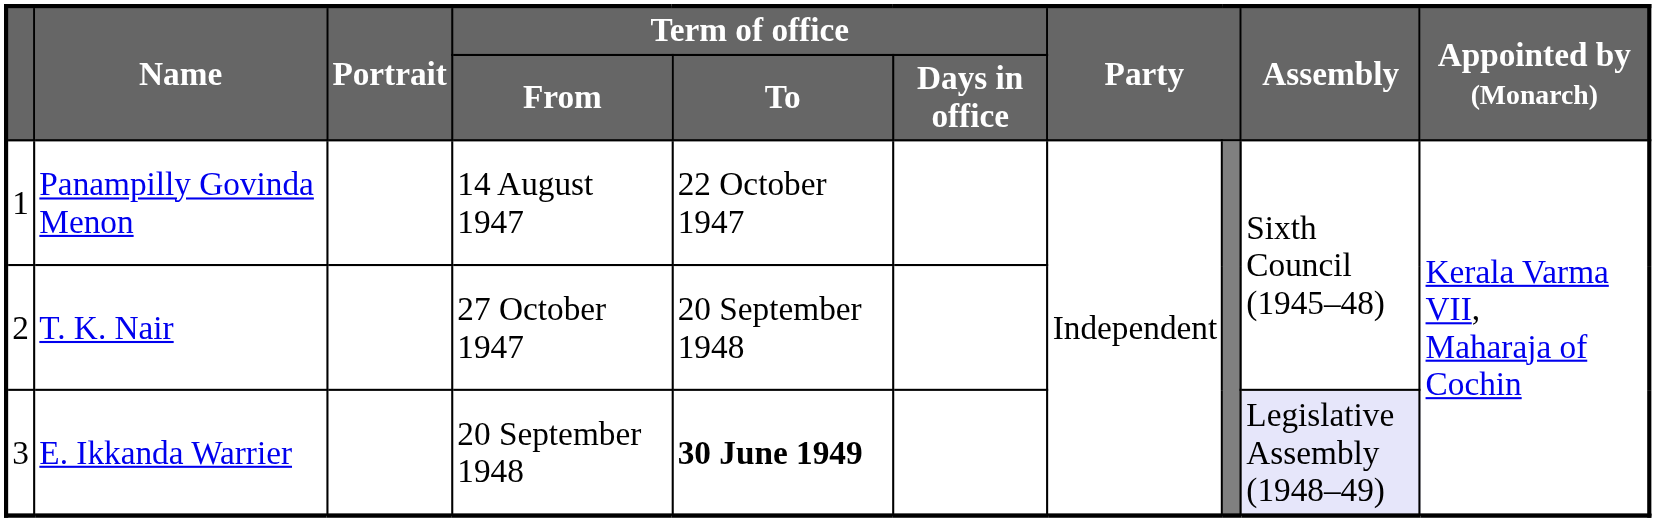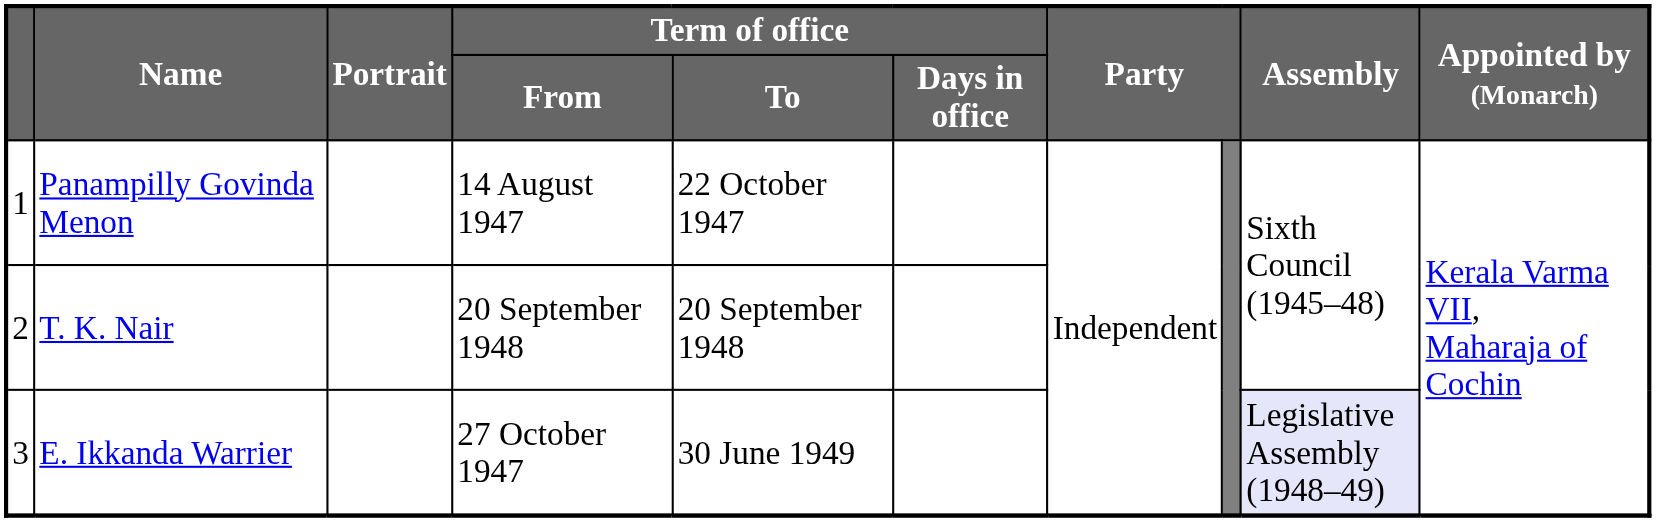(532, 326) 27 October 1947 -> (549, 326) 20 September 1948
(549, 451) 20 September 1948 -> (532, 451) 27 October 1947
(770, 451) bold -> (766, 451) normal
